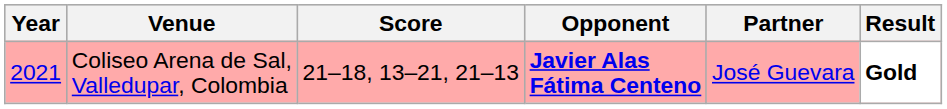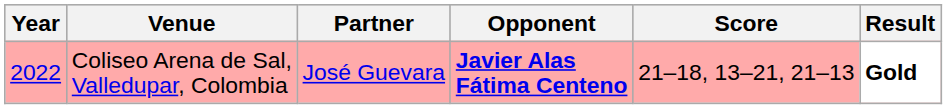columns swapped: (783, 23) <-> (411, 23)
(36, 72) 2021 -> (36, 72) 2022
